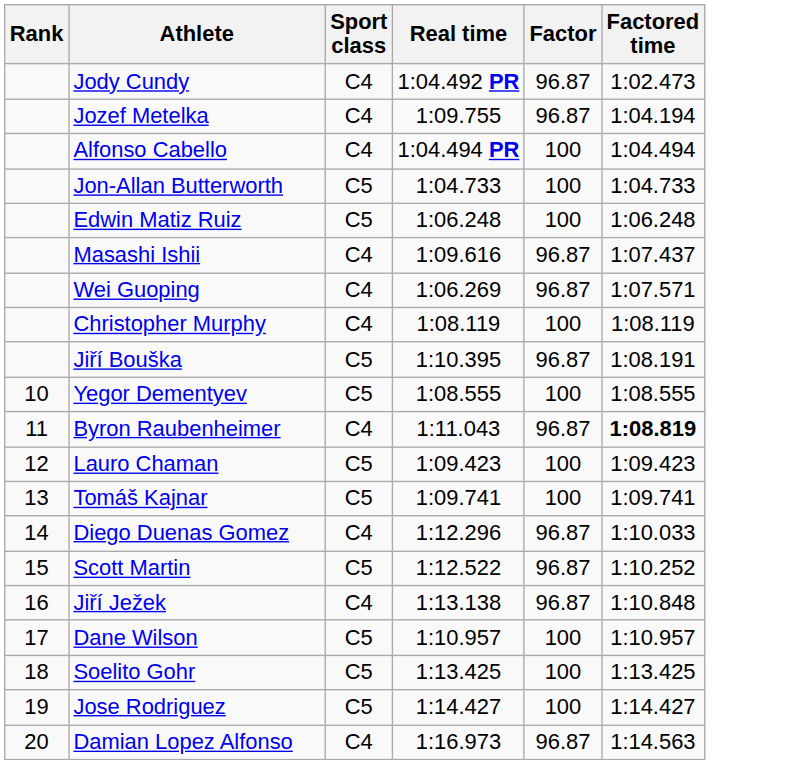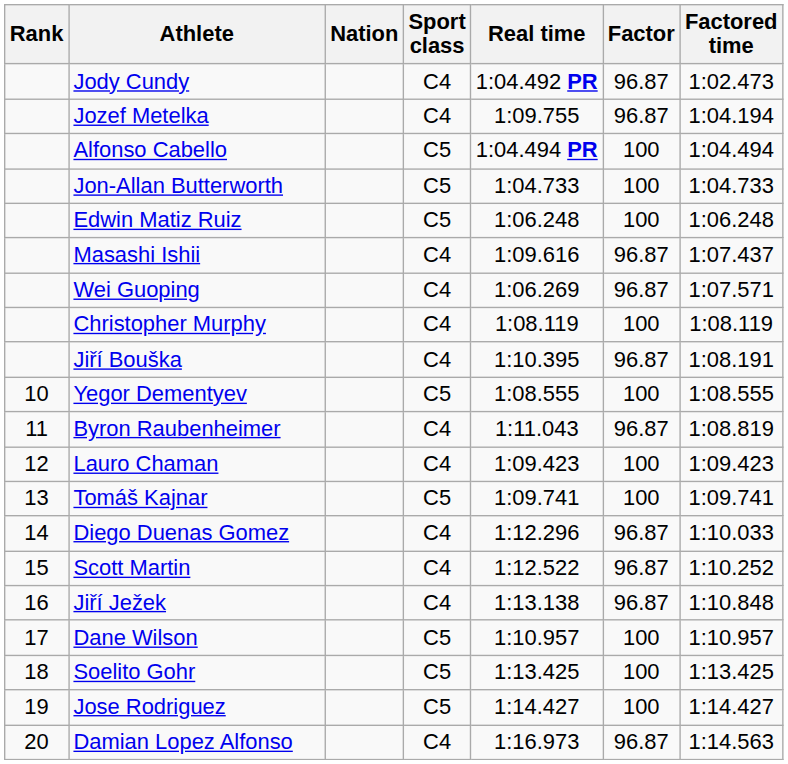+ column: (364, 34)
(359, 150) C4 -> (437, 150) C5
(359, 359) C5 -> (437, 359) C4
(653, 428) bold -> (731, 428) normal
(359, 463) C5 -> (437, 463) C4
(359, 567) C5 -> (437, 567) C4
